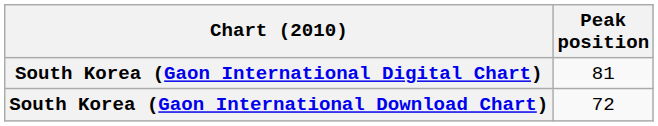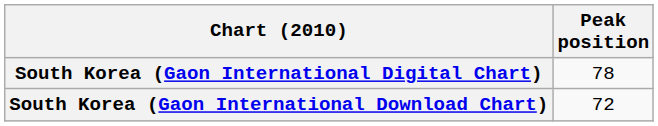(603, 74) 81 -> (603, 74) 78
